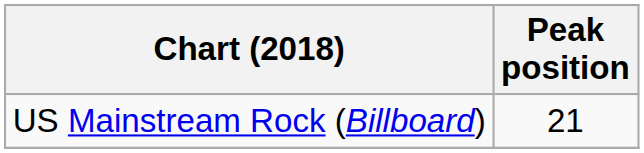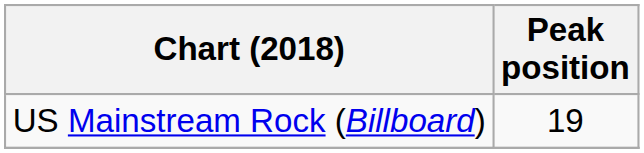(565, 120) 21 -> (565, 120) 19
